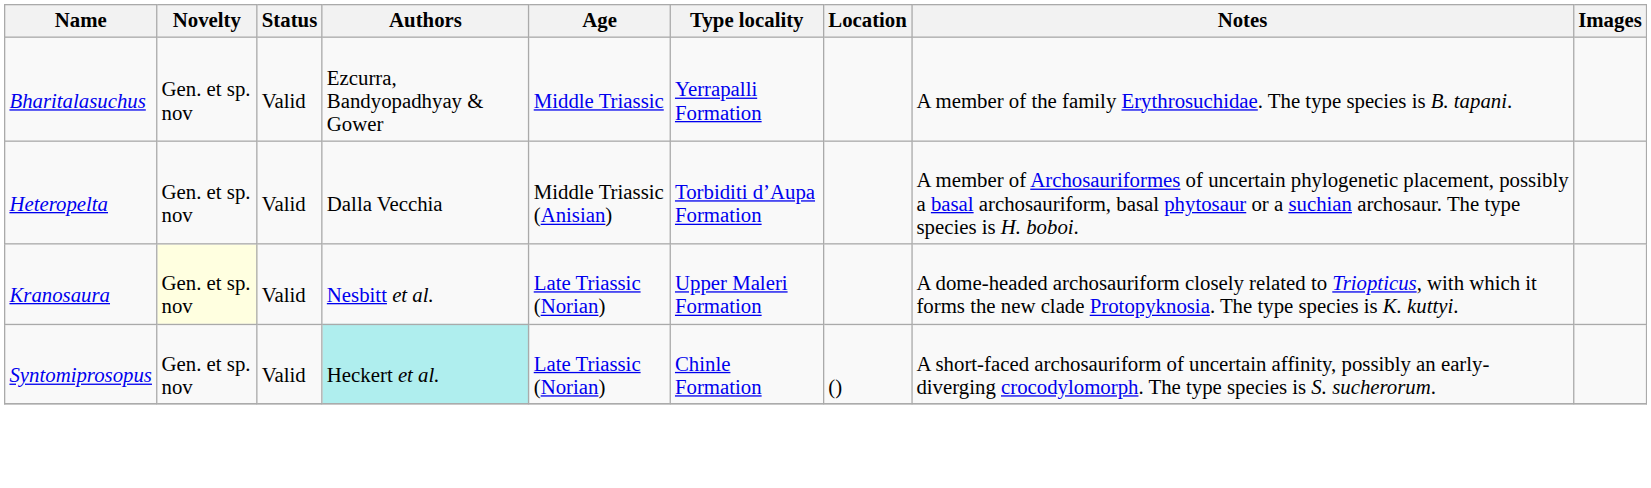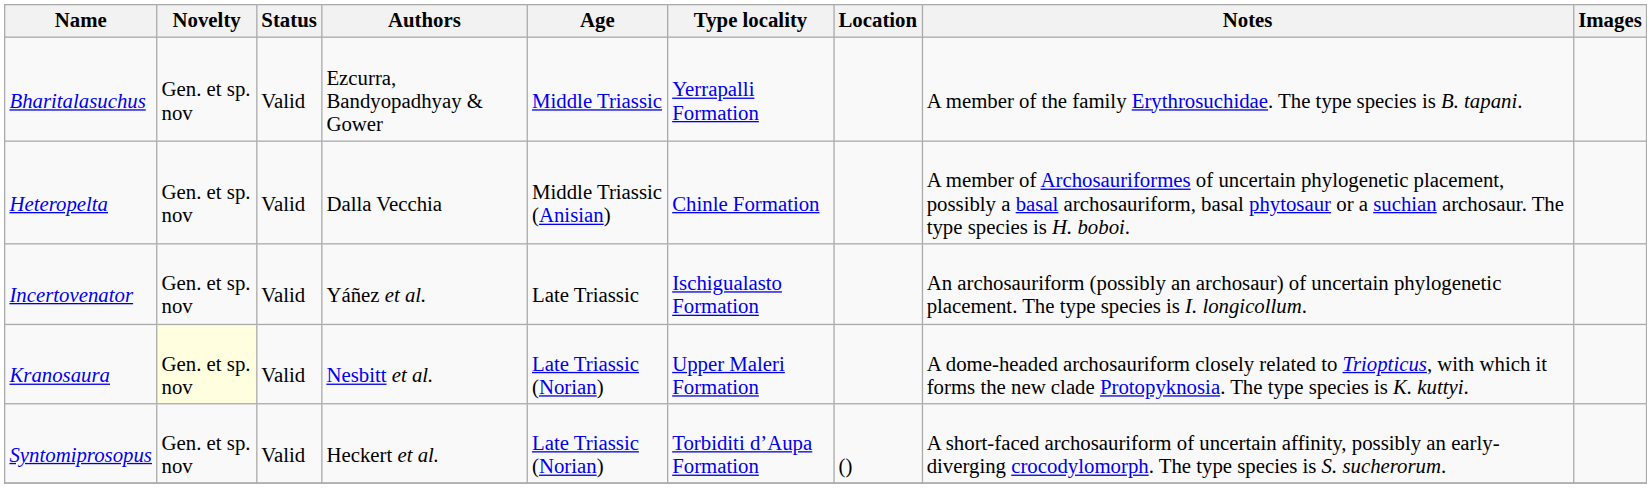(745, 203) Torbiditi d’Aupa Formation -> (746, 203) Chinle Formation
+ row: (71, 295)
(383, 375) paleturquoise background -> (383, 455) no background
(718, 375) Chinle Formation -> (742, 455) Torbiditi d’Aupa Formation
